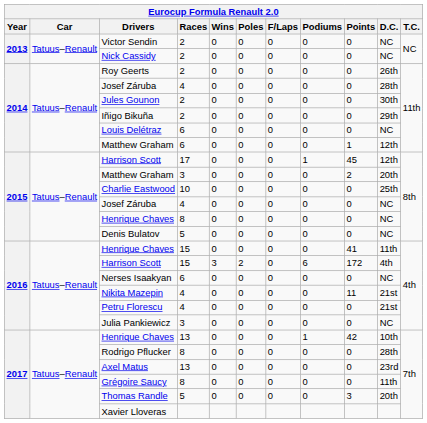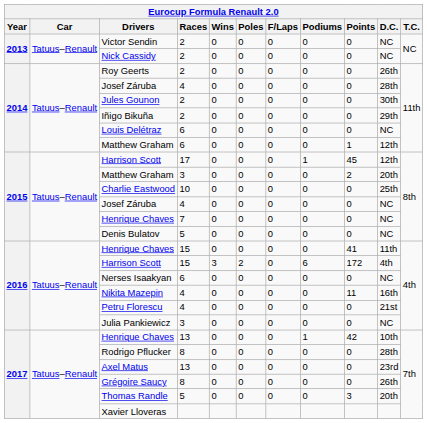(182, 218) 8 -> (182, 218) 7
(389, 292) 21st -> (389, 292) 16th
(388, 381) 11th -> (389, 381) 26th
